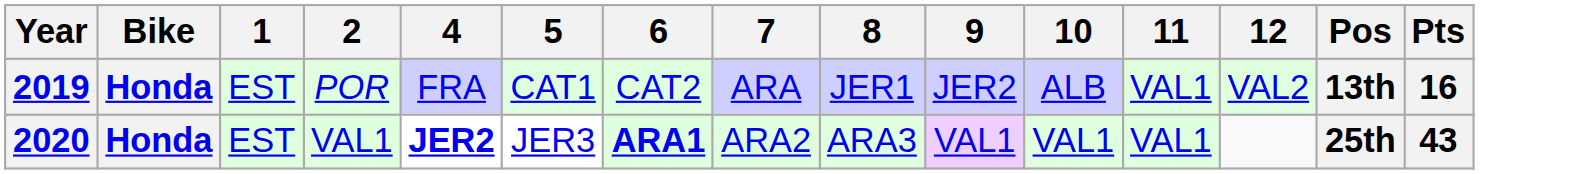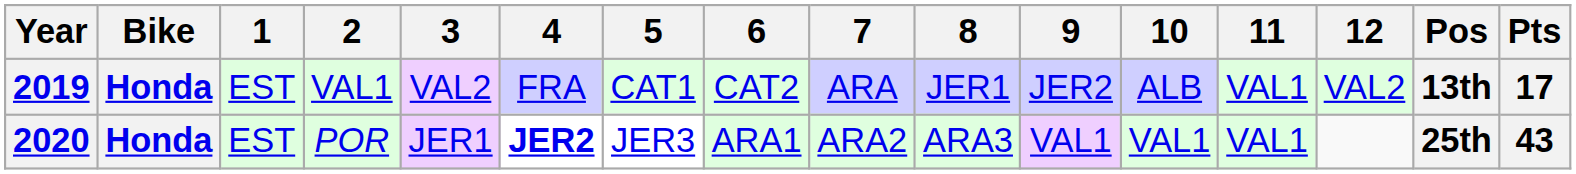+ column: (451, 31)
(352, 86) POR -> (352, 86) VAL1
(1438, 86) 16 -> (1535, 86) 17
(352, 140) VAL1 -> (352, 140) POR
(659, 140) bold -> (757, 140) normal
